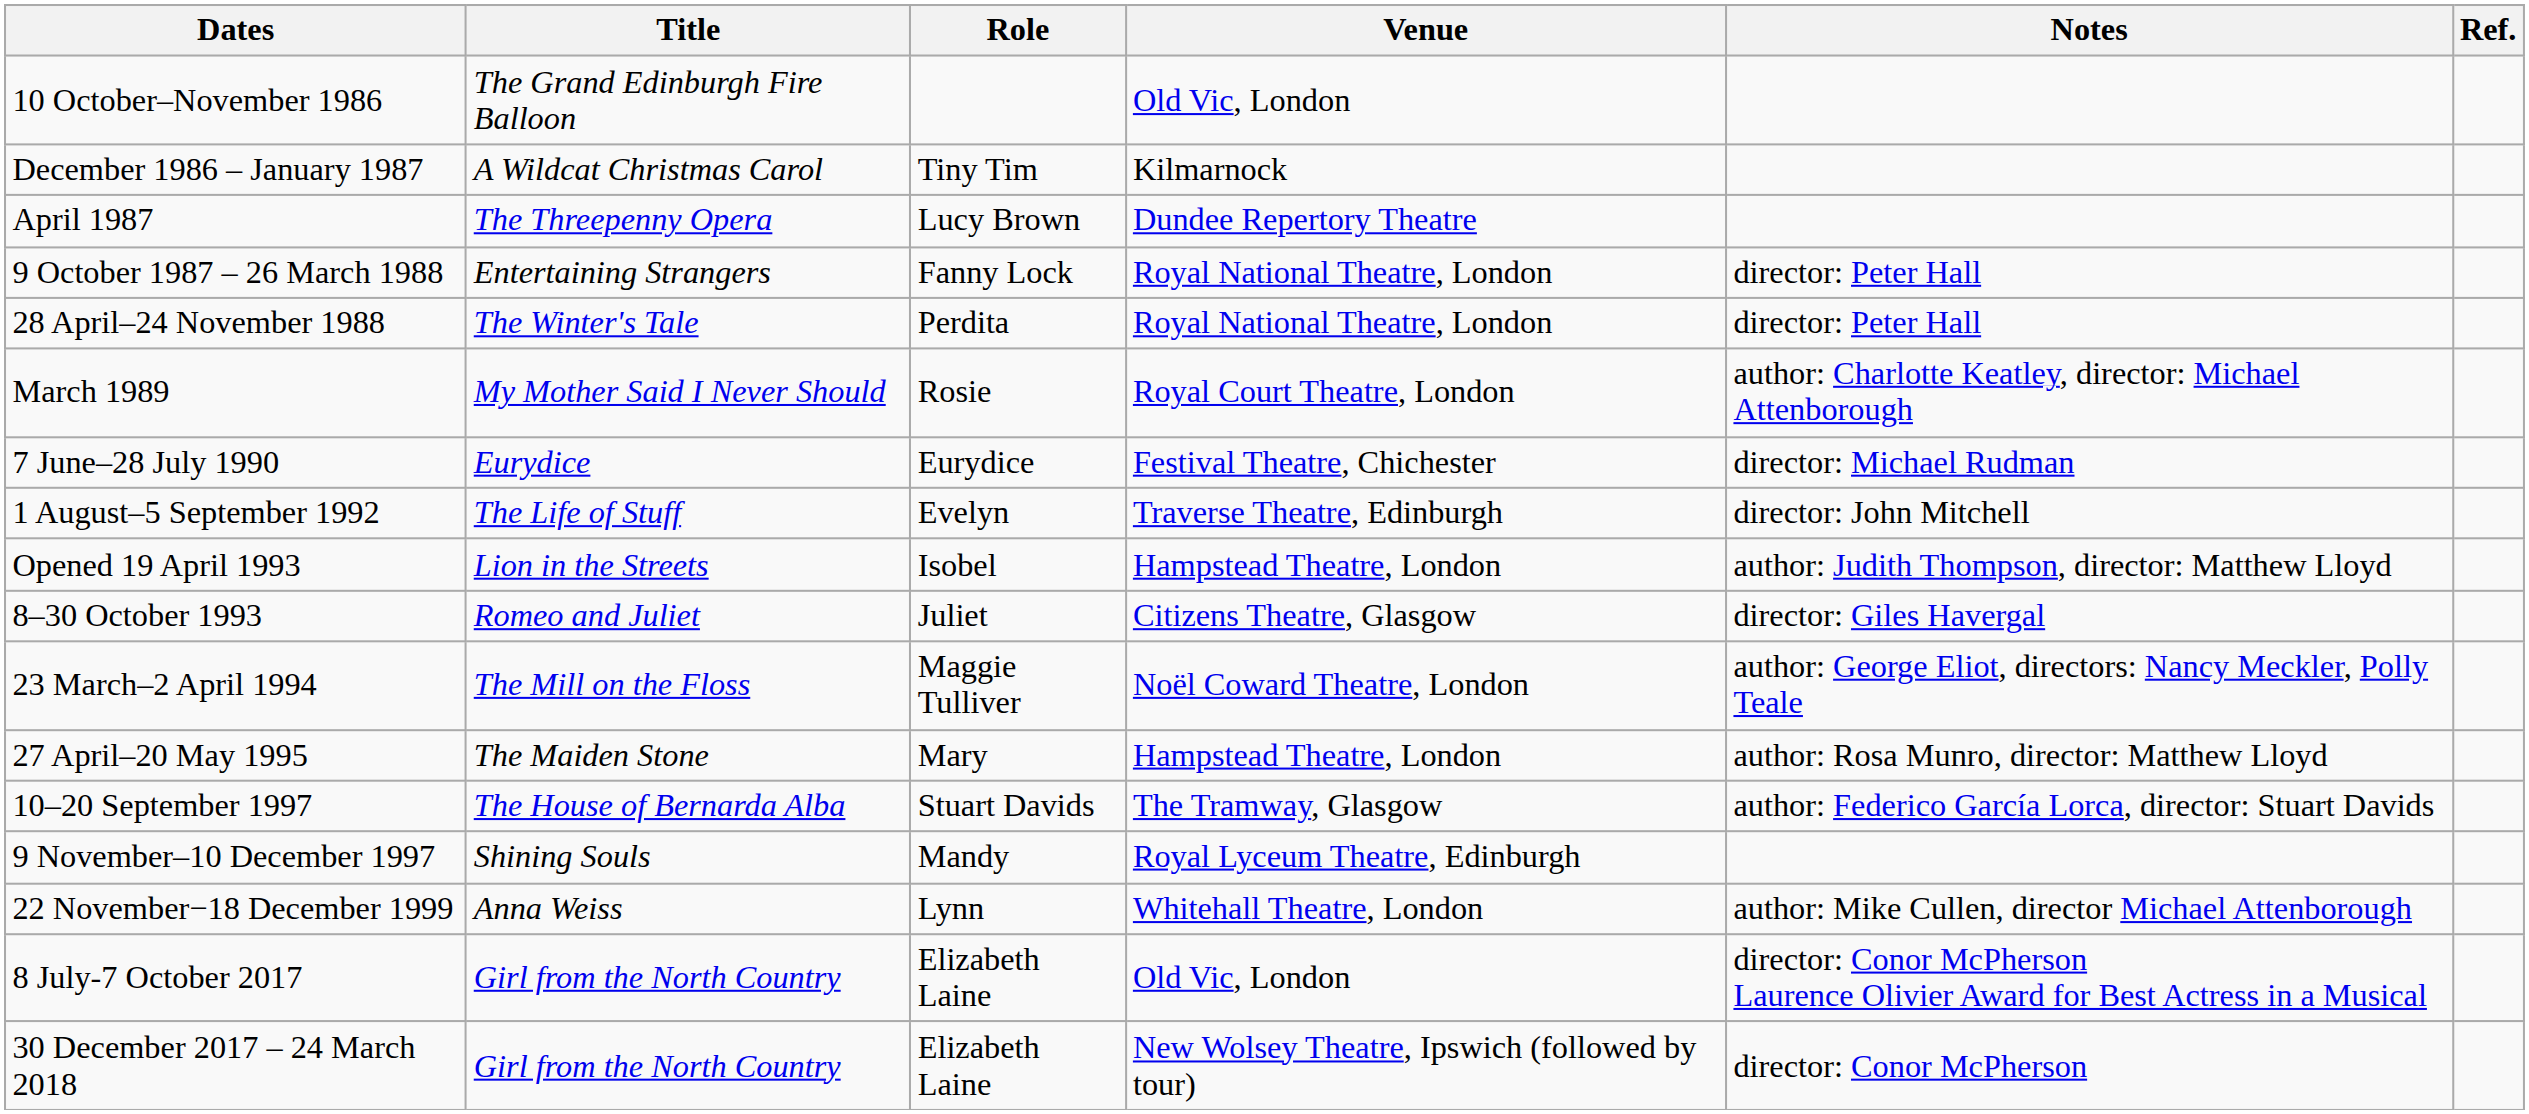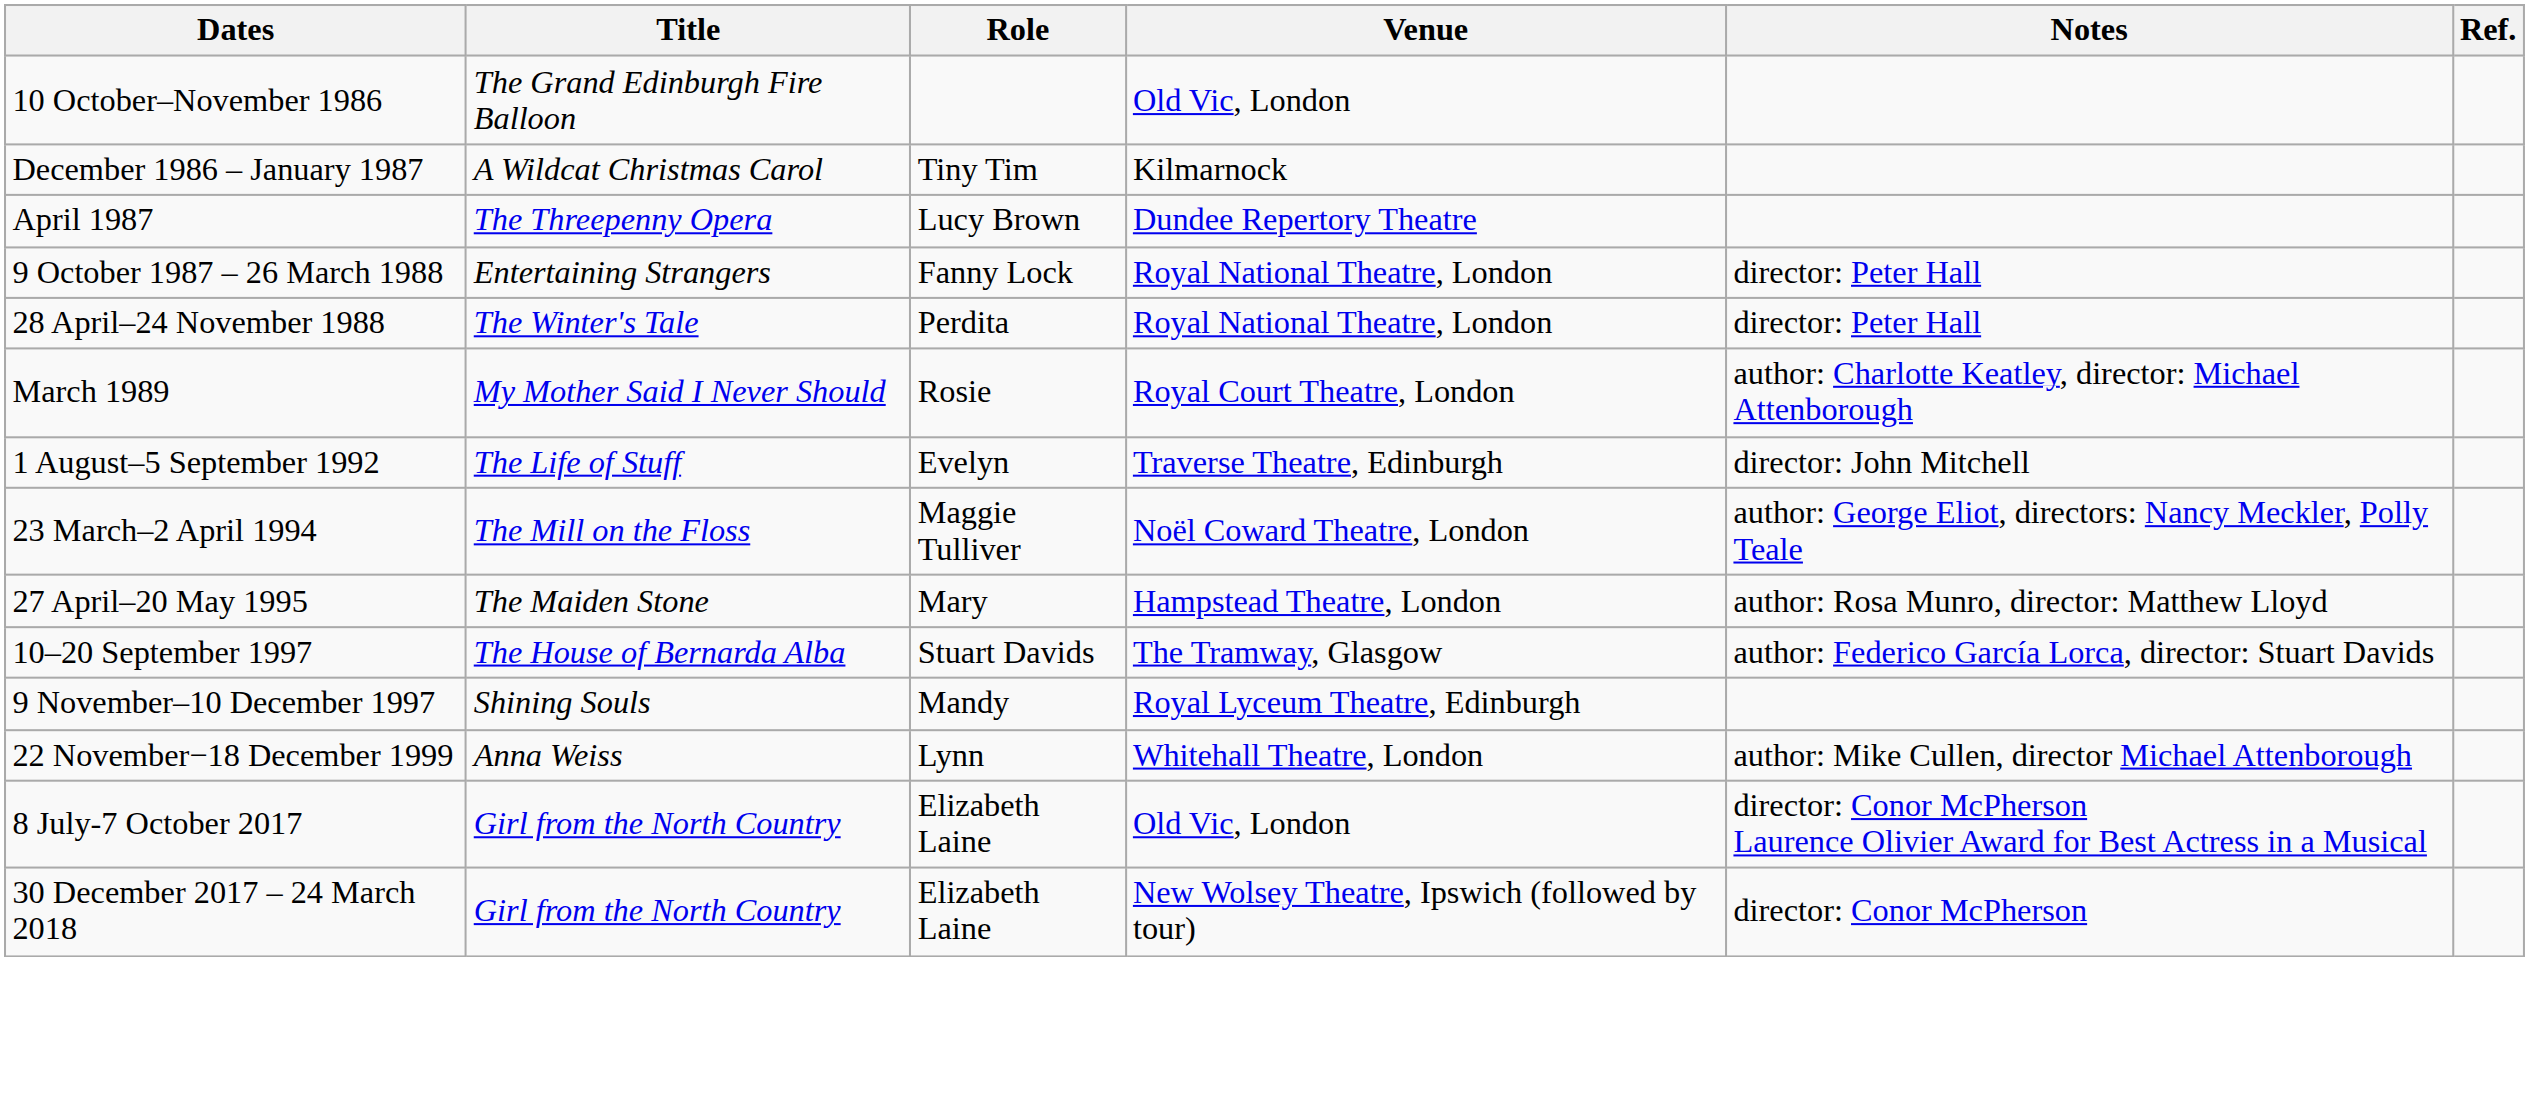- row: (146, 461)
- row: (157, 564)
- row: (137, 615)
